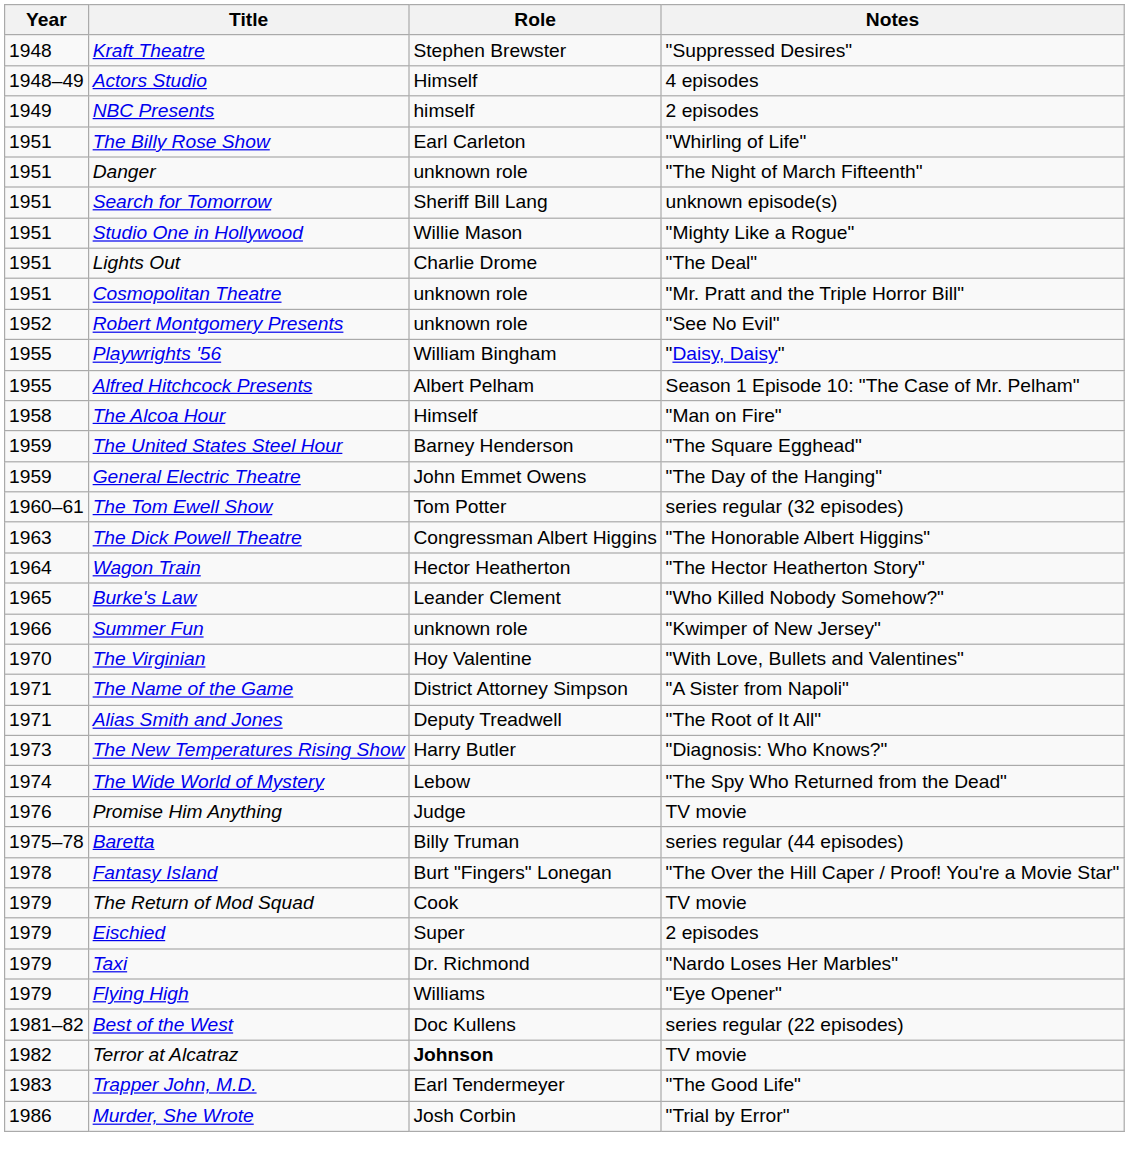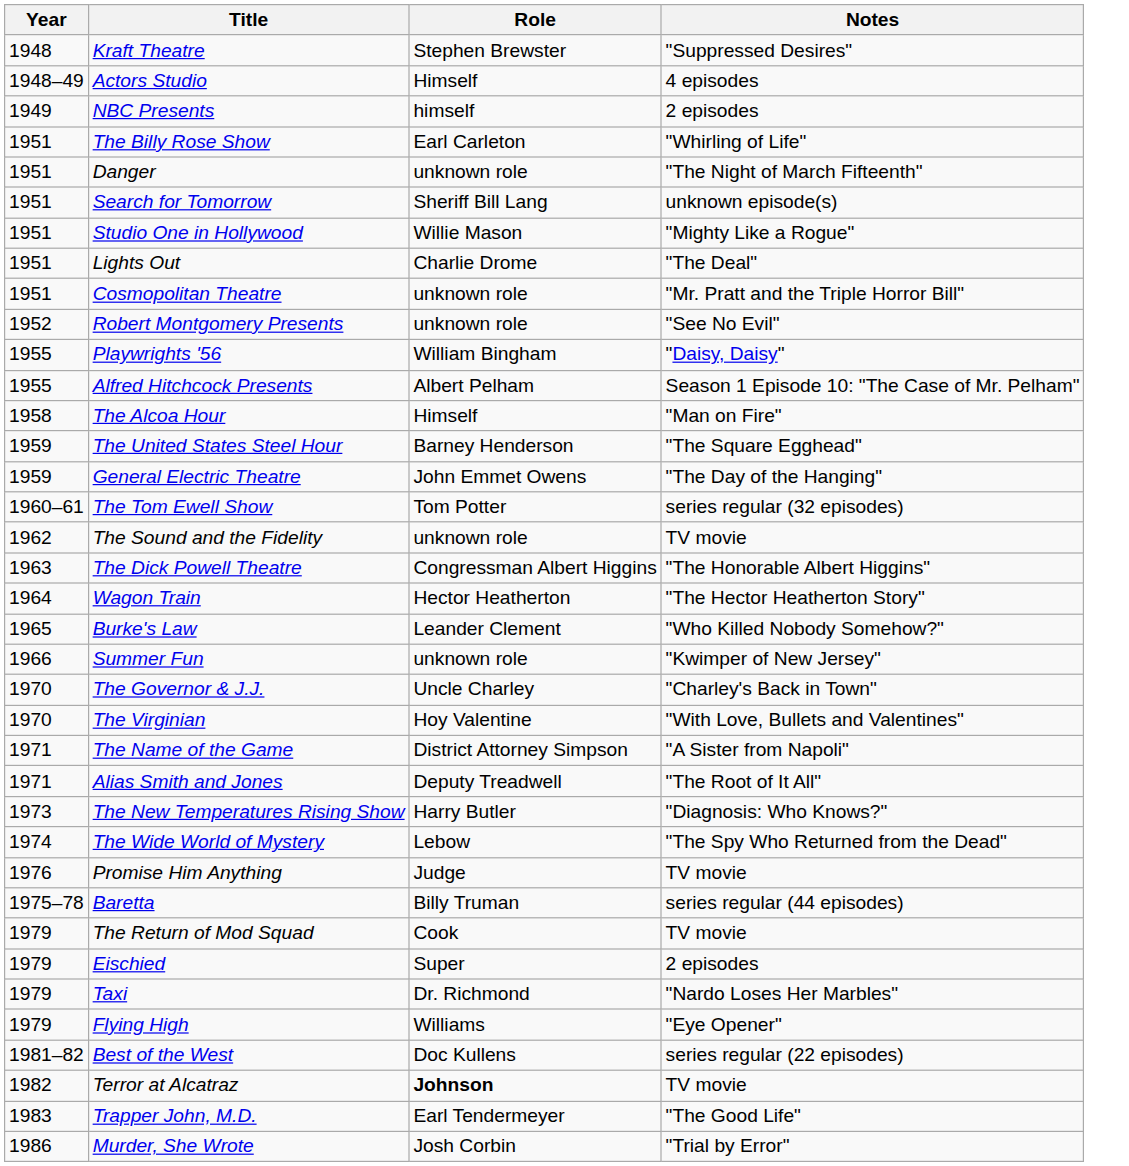+ row: (207, 537)
+ row: (179, 689)
- row: (155, 872)
